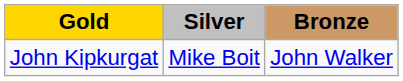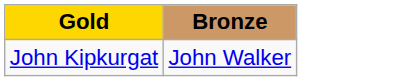- column: (214, 22)
